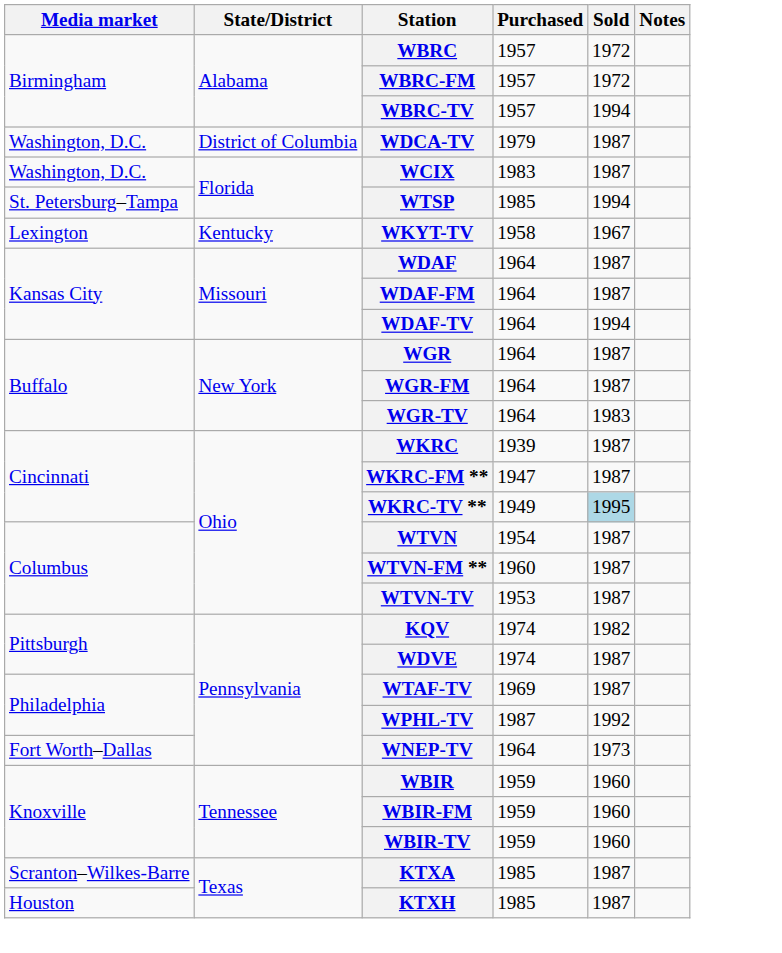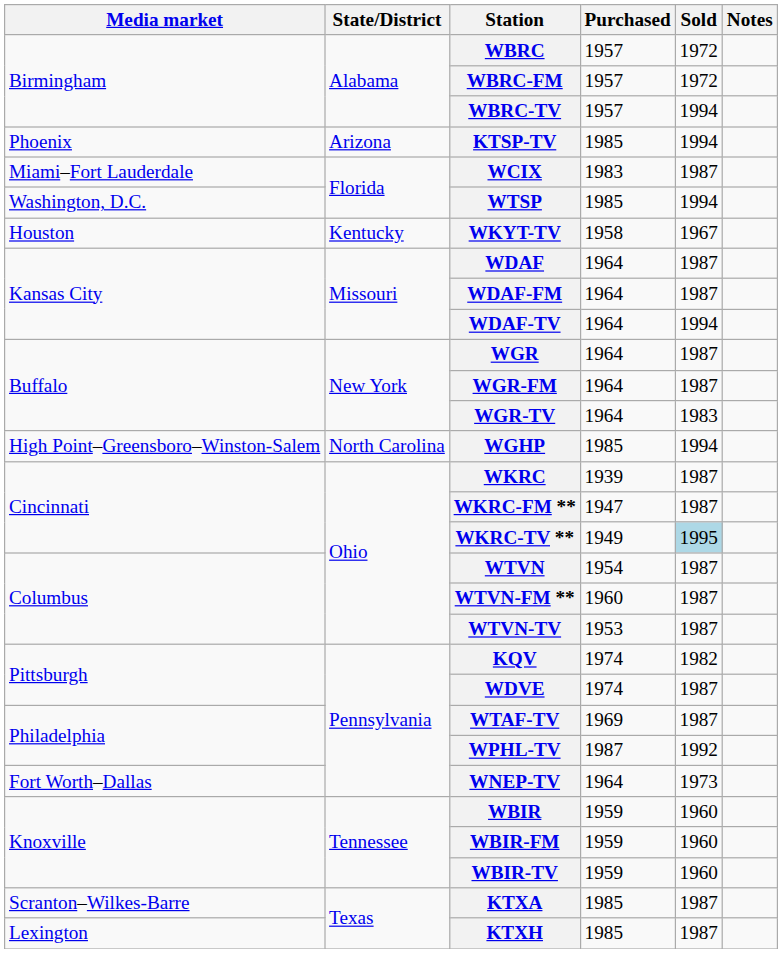+ row: (515, 141)
- row: (427, 141)
(78, 171) Washington, D.C. -> (101, 171) Miami–Fort Lauderdale
(94, 202) St. Petersburg–Tampa -> (78, 202) Washington, D.C.
(48, 232) Lexington -> (42, 232) Houston
+ row: (515, 446)
(42, 902) Houston -> (48, 933) Lexington
